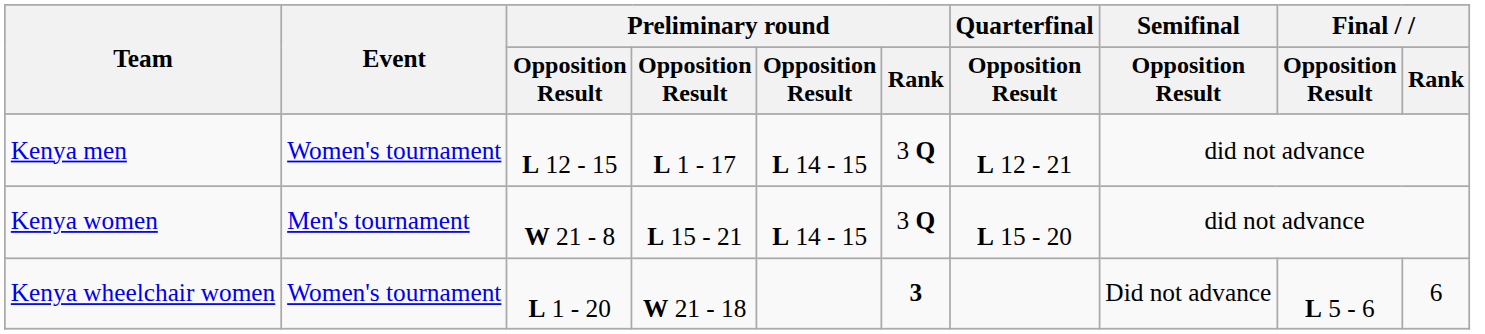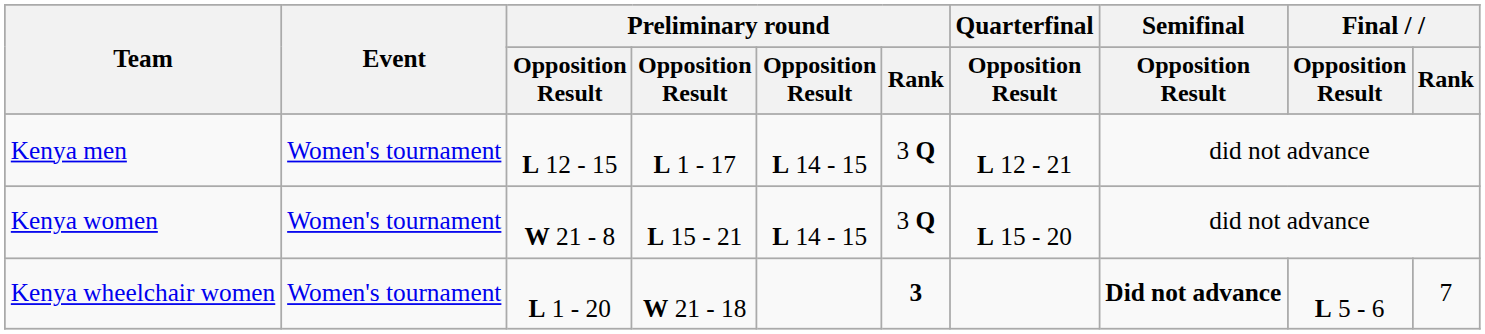(378, 221) Men's tournament -> (394, 221) Women's tournament
(1188, 293) normal -> (1193, 293) bold
(1436, 293) 6 -> (1446, 293) 7
